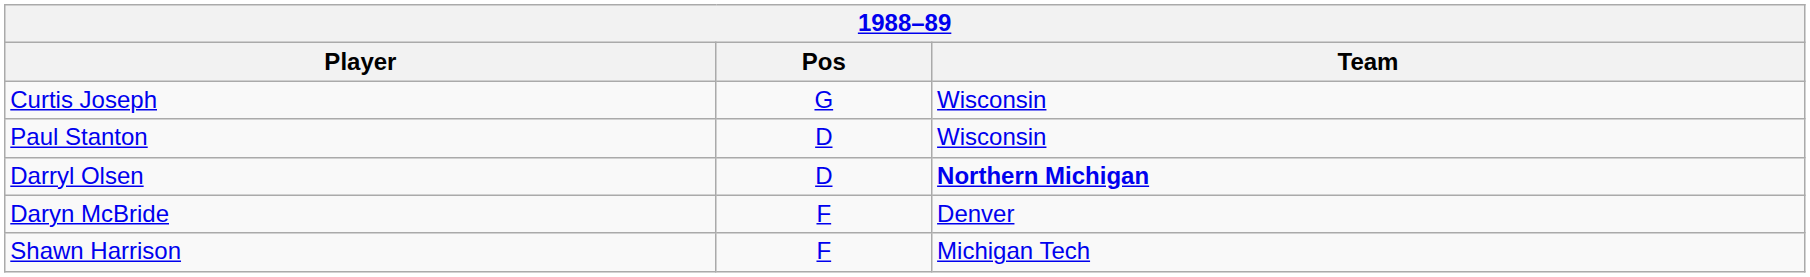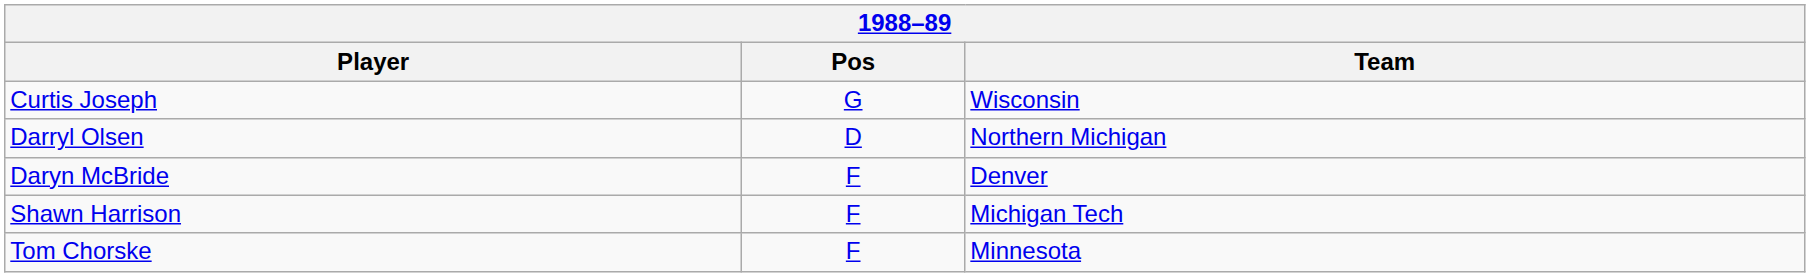- row: (79, 137)
(1043, 175) bold -> (1068, 137) normal
+ row: (81, 251)
